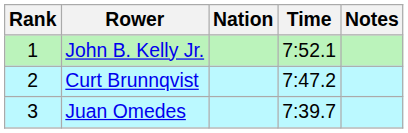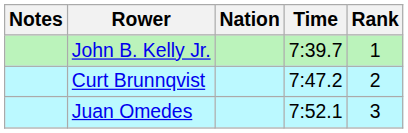columns swapped: (33, 19) <-> (372, 19)
(309, 50) 7:52.1 -> (316, 50) 7:39.7
(309, 111) 7:39.7 -> (316, 111) 7:52.1
